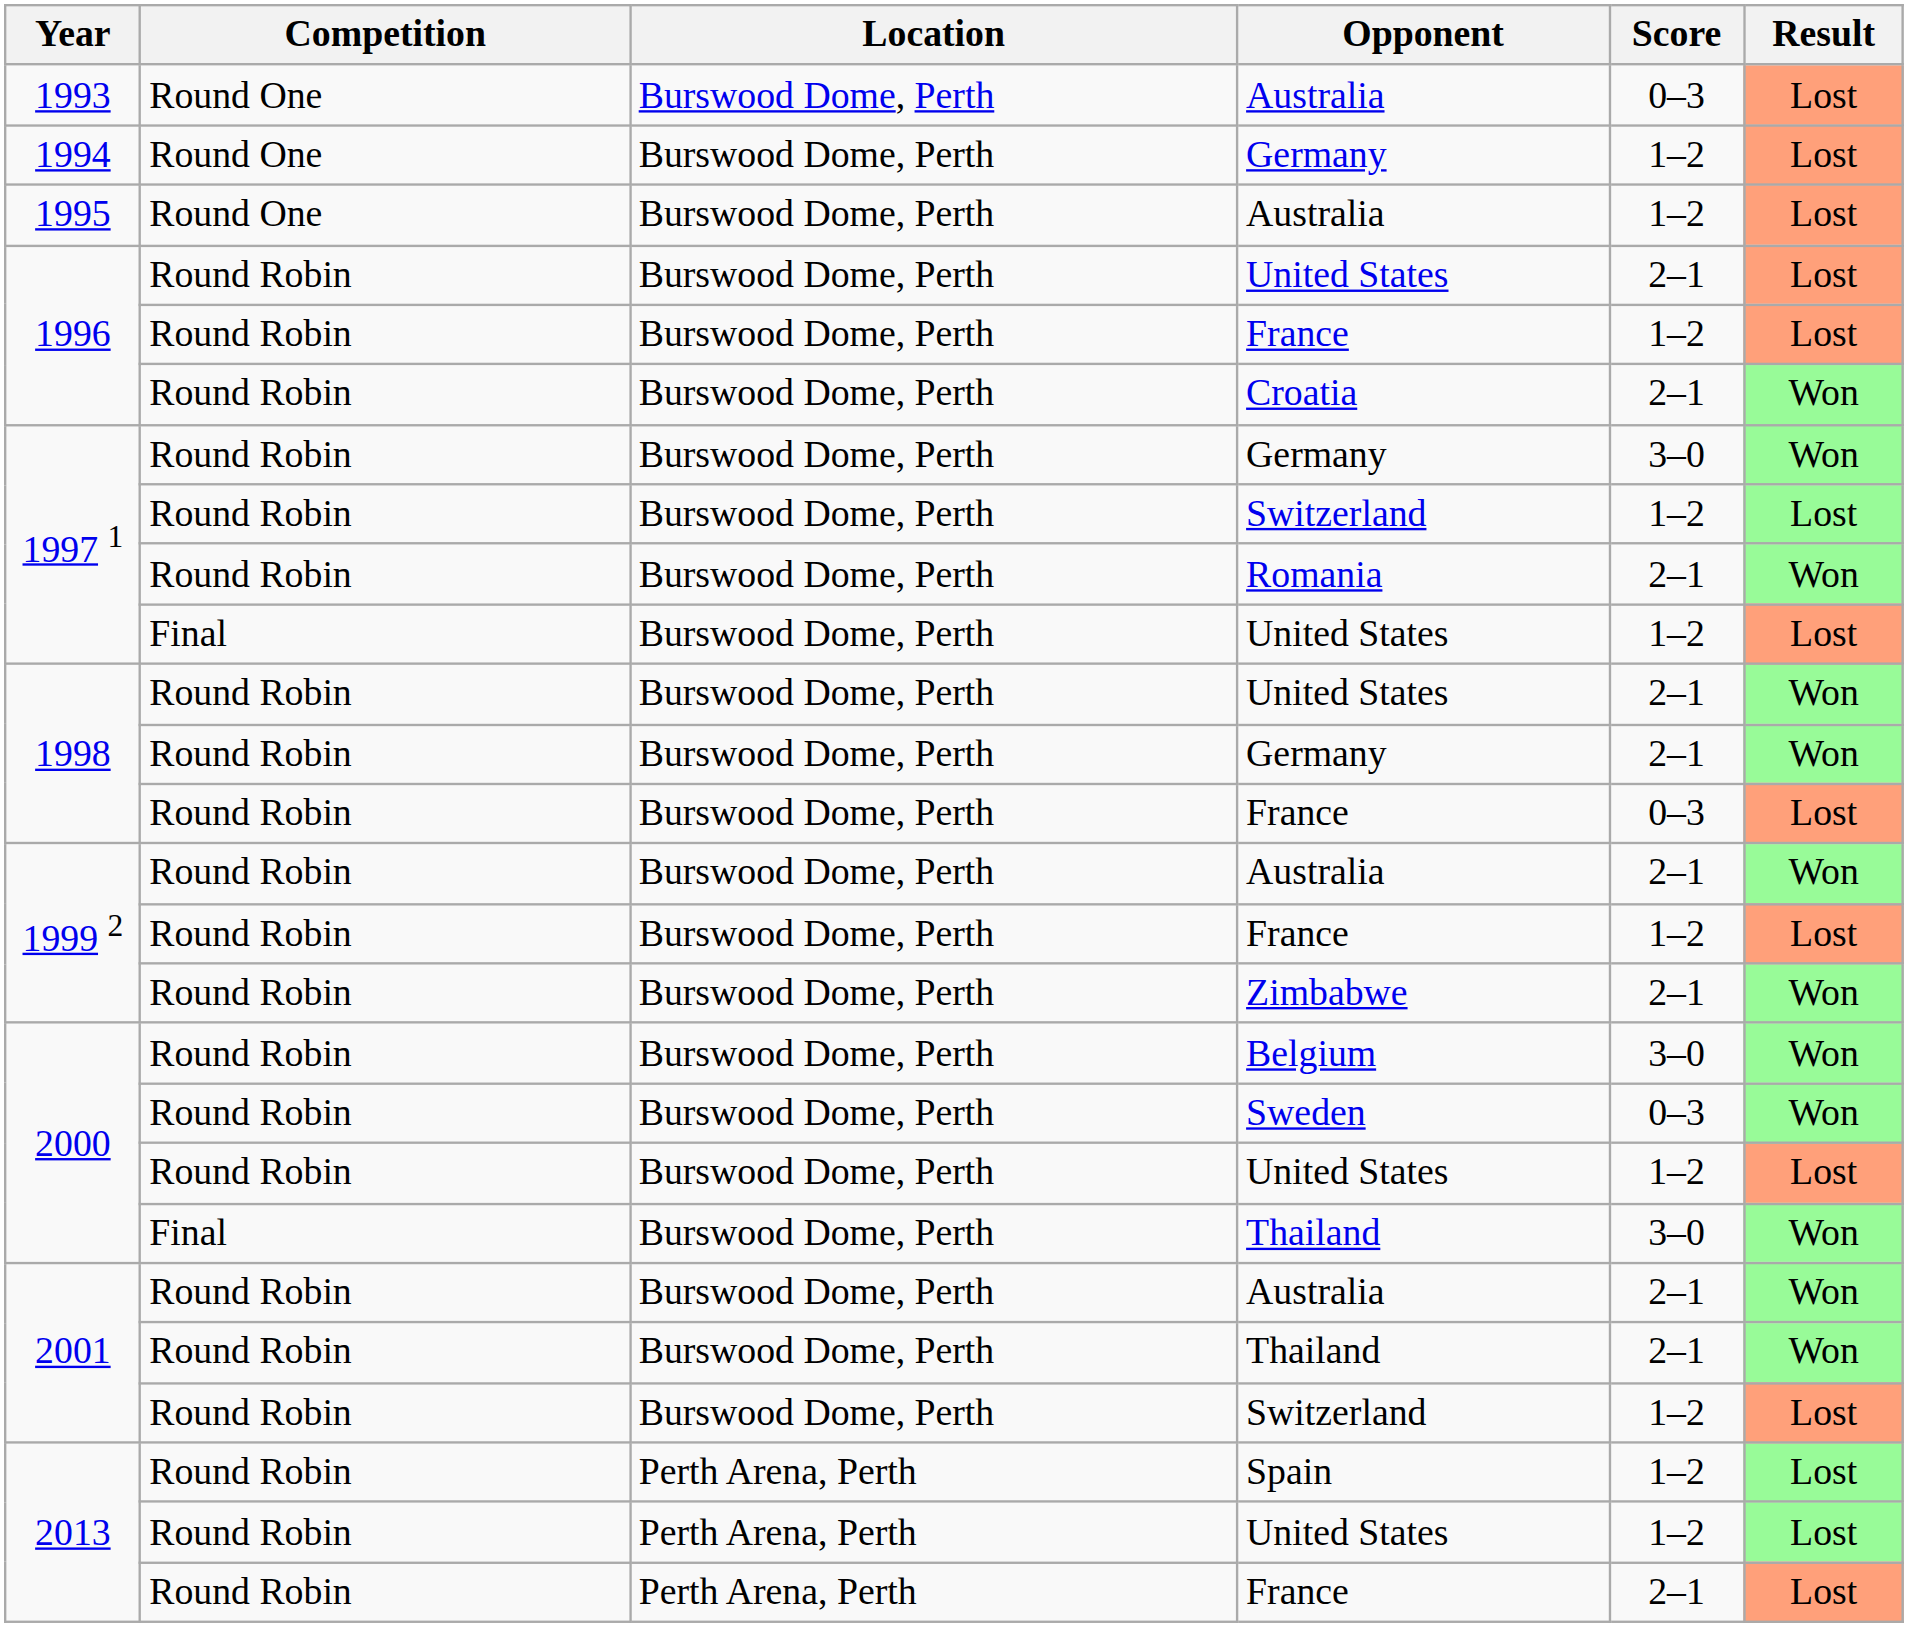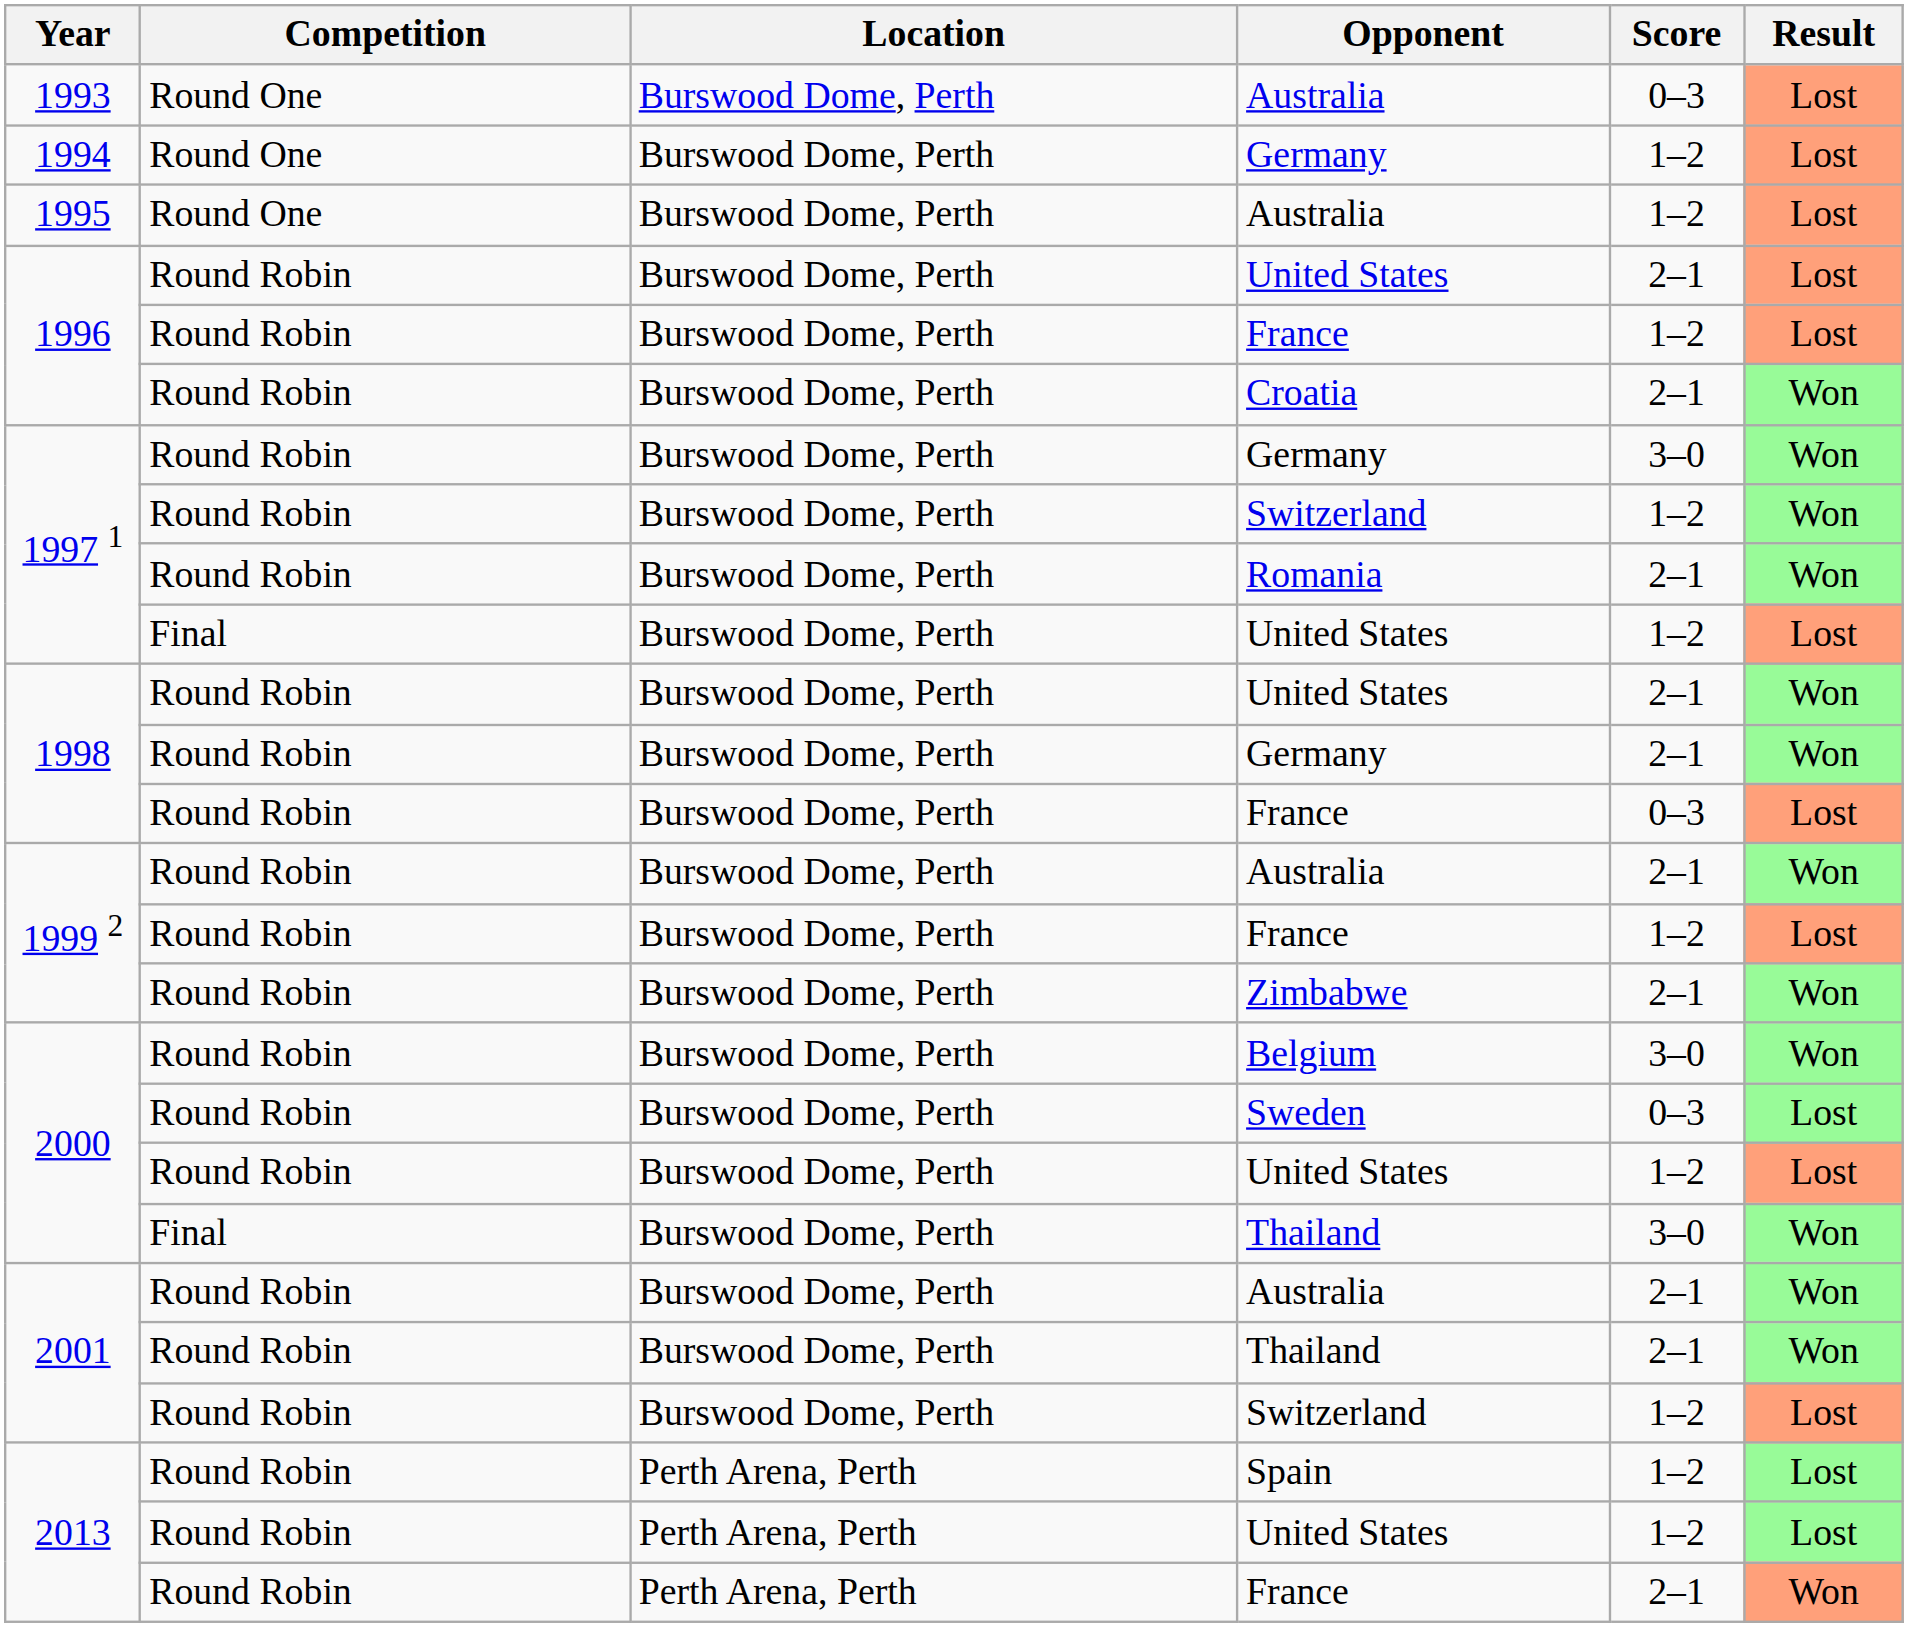(1824, 513) Lost -> (1824, 513) Won
(1824, 1112) Won -> (1824, 1112) Lost
(1824, 1591) Lost -> (1824, 1591) Won
